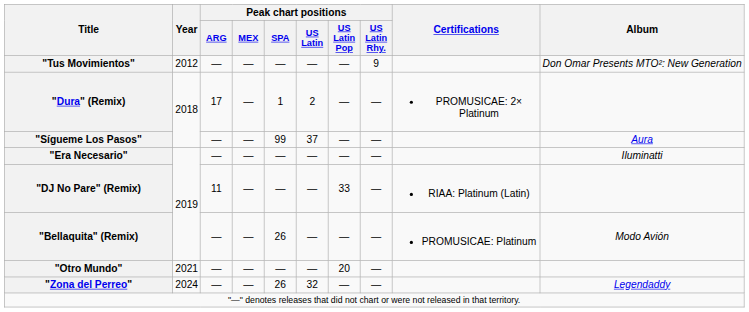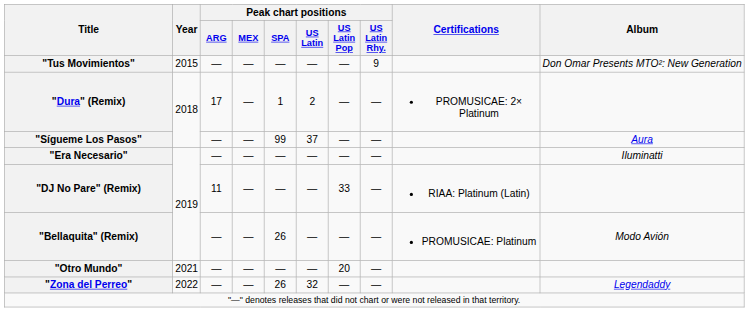(187, 63) 2012 -> (187, 63) 2015
(187, 285) 2024 -> (187, 285) 2022
